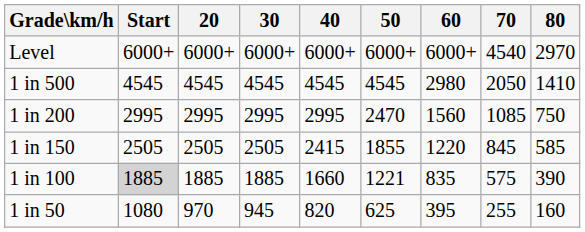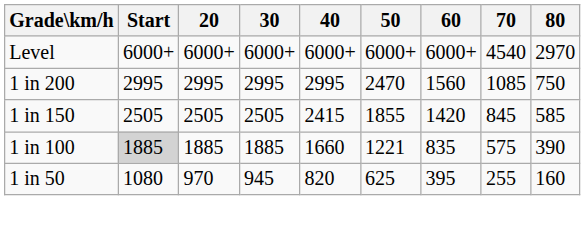- row: (42, 83)
(445, 147) 1220 -> (445, 115) 1420
